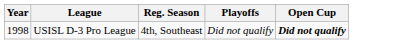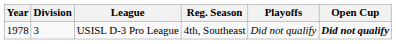+ column: (53, 13)
(18, 30) 1998 -> (18, 30) 1978
